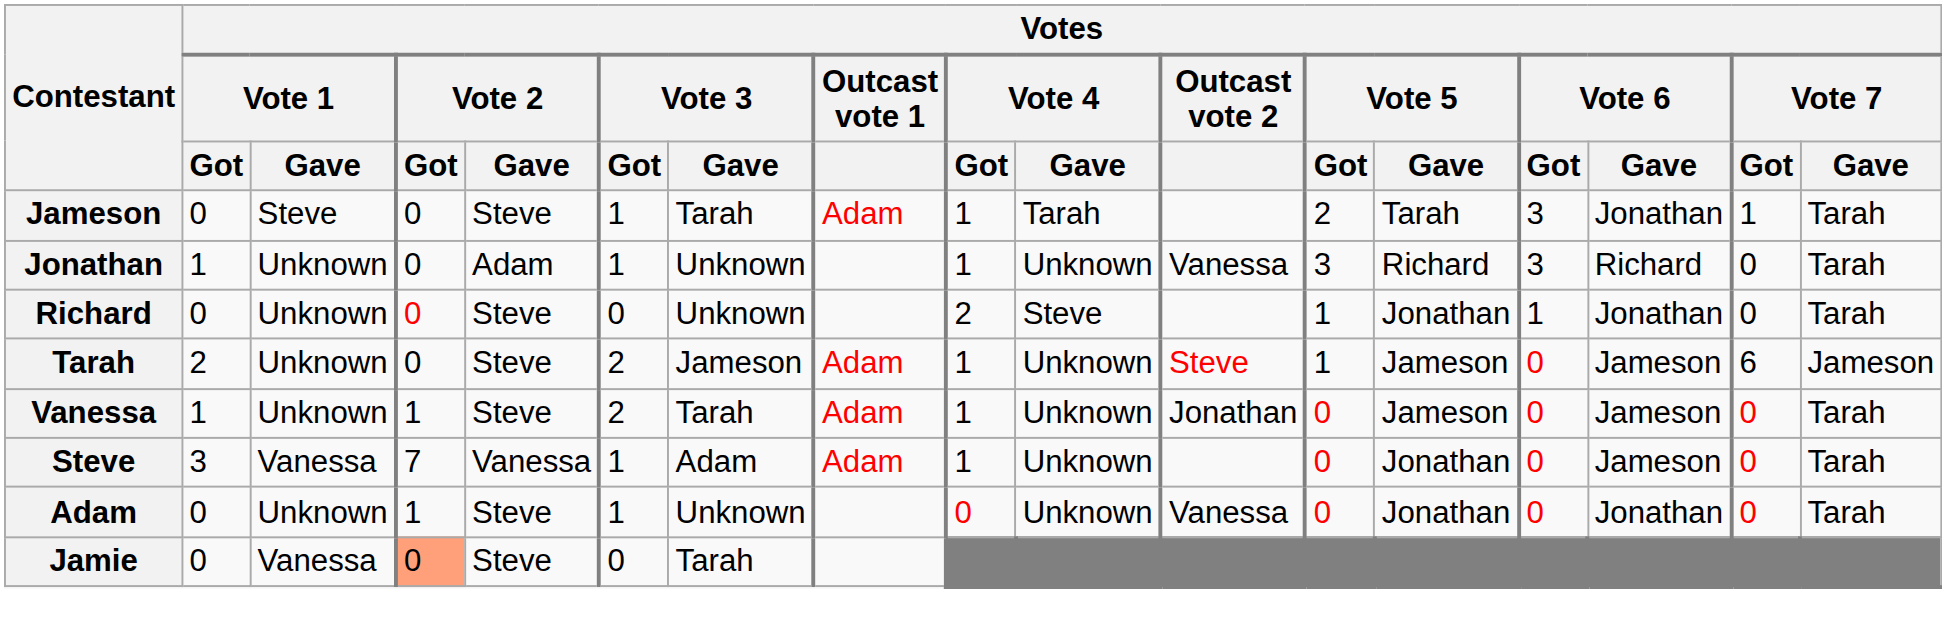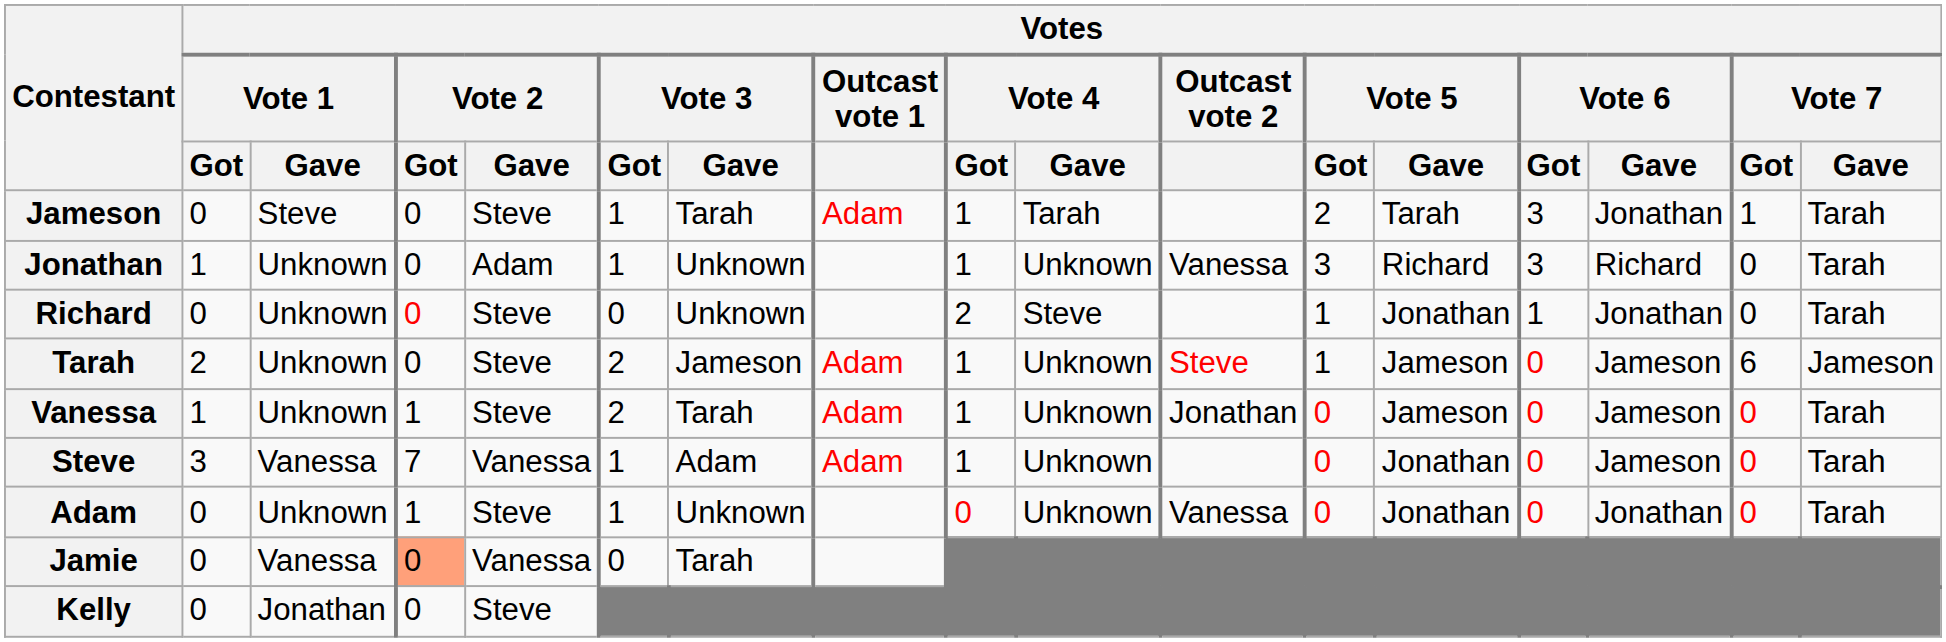(512, 561) Steve -> (532, 561) Vanessa
+ row: (94, 610)
